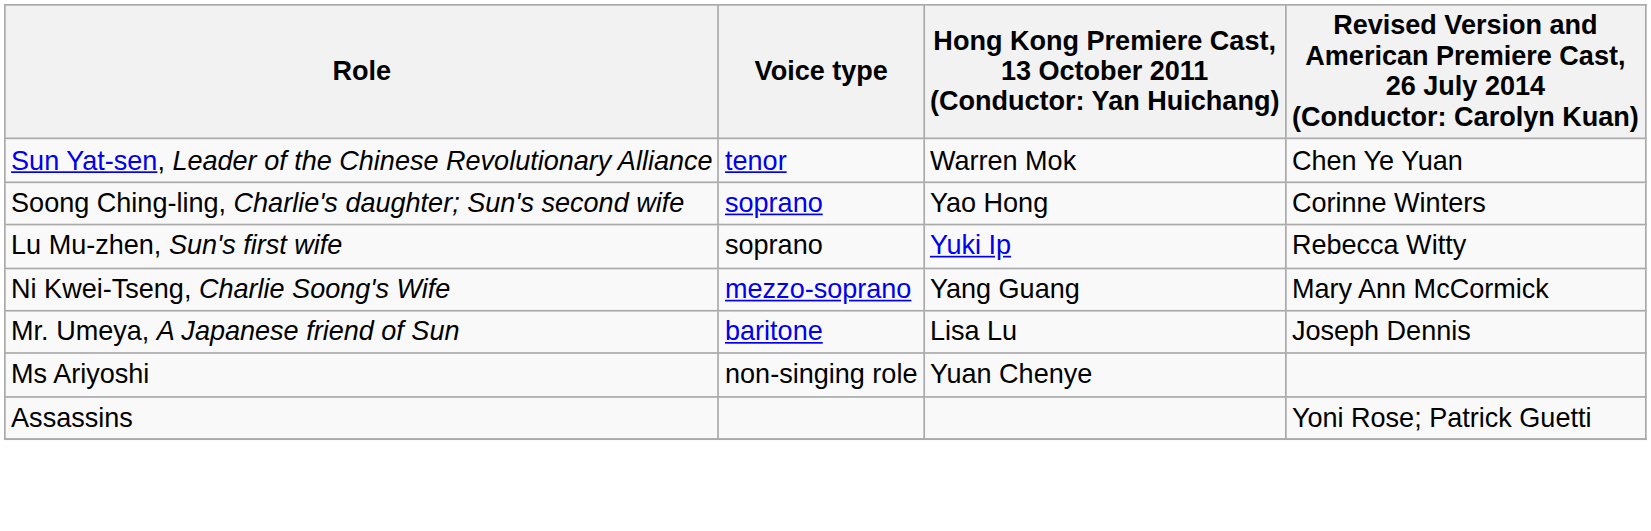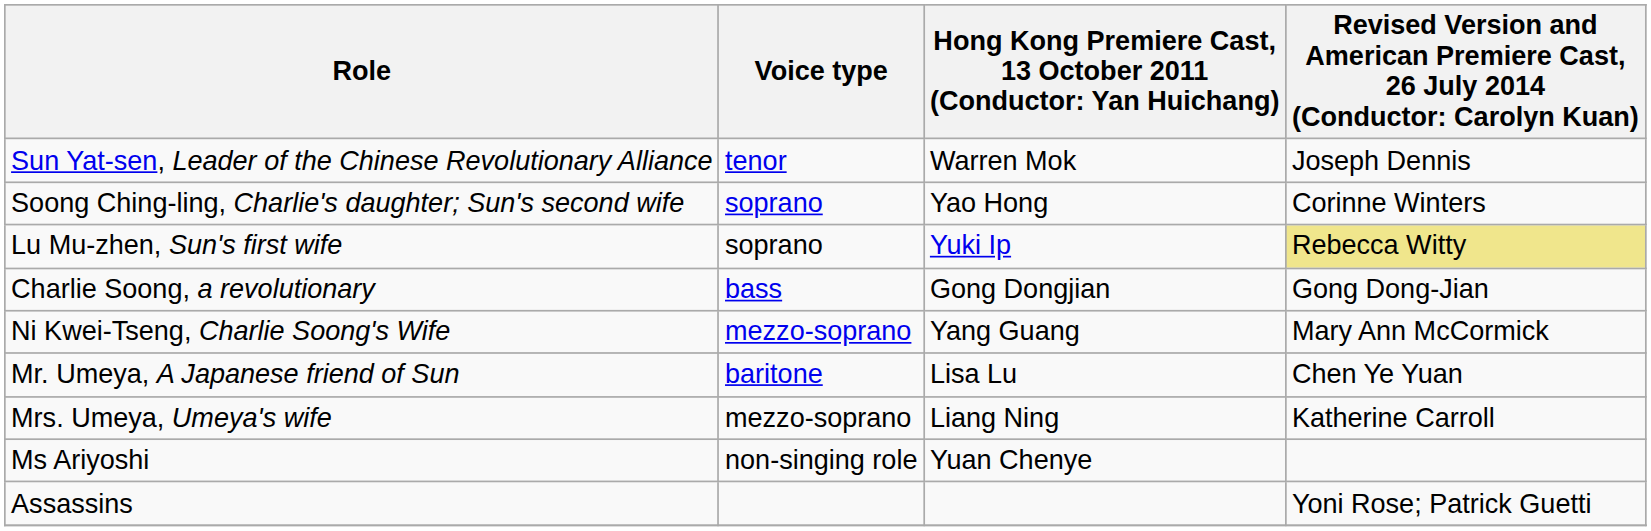(1377, 160) Chen Ye Yuan -> (1381, 160) Joseph Dennis
(1379, 245) no background -> (1379, 245) khaki background
+ row: (193, 288)
(1381, 331) Joseph Dennis -> (1377, 374) Chen Ye Yuan
+ row: (171, 417)
